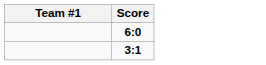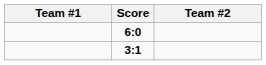+ column: (208, 13)
